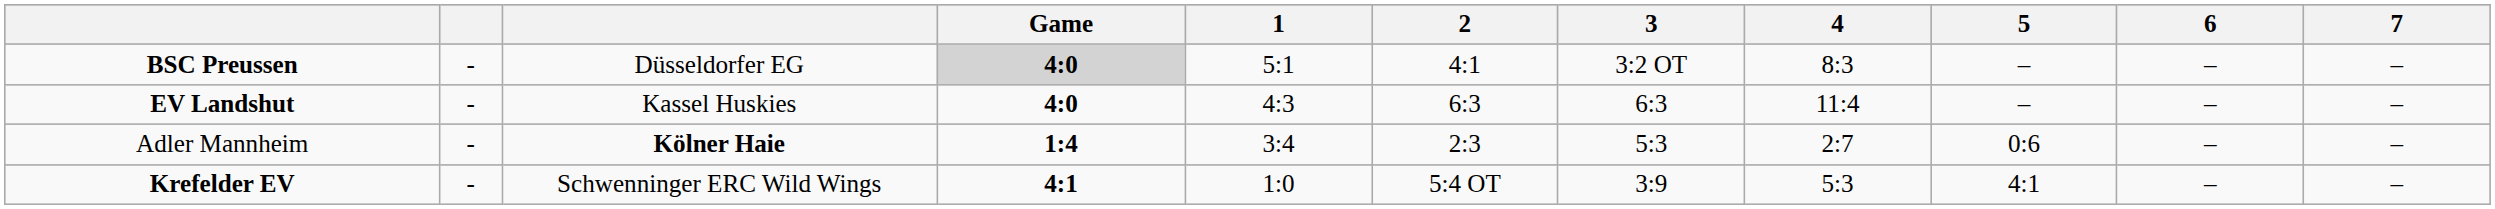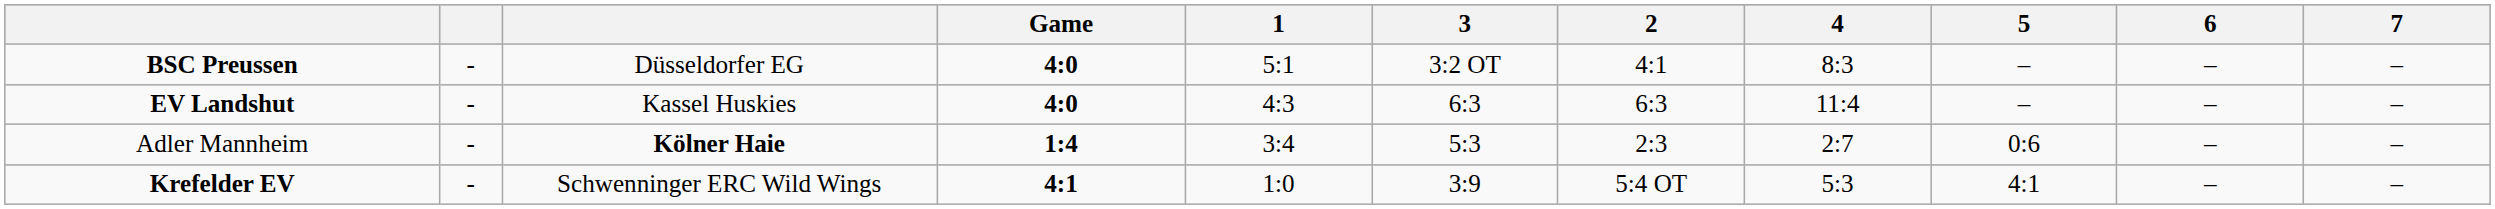columns swapped: (1465, 24) <-> (1651, 24)
(1061, 64) lightgrey background -> (1061, 64) no background
